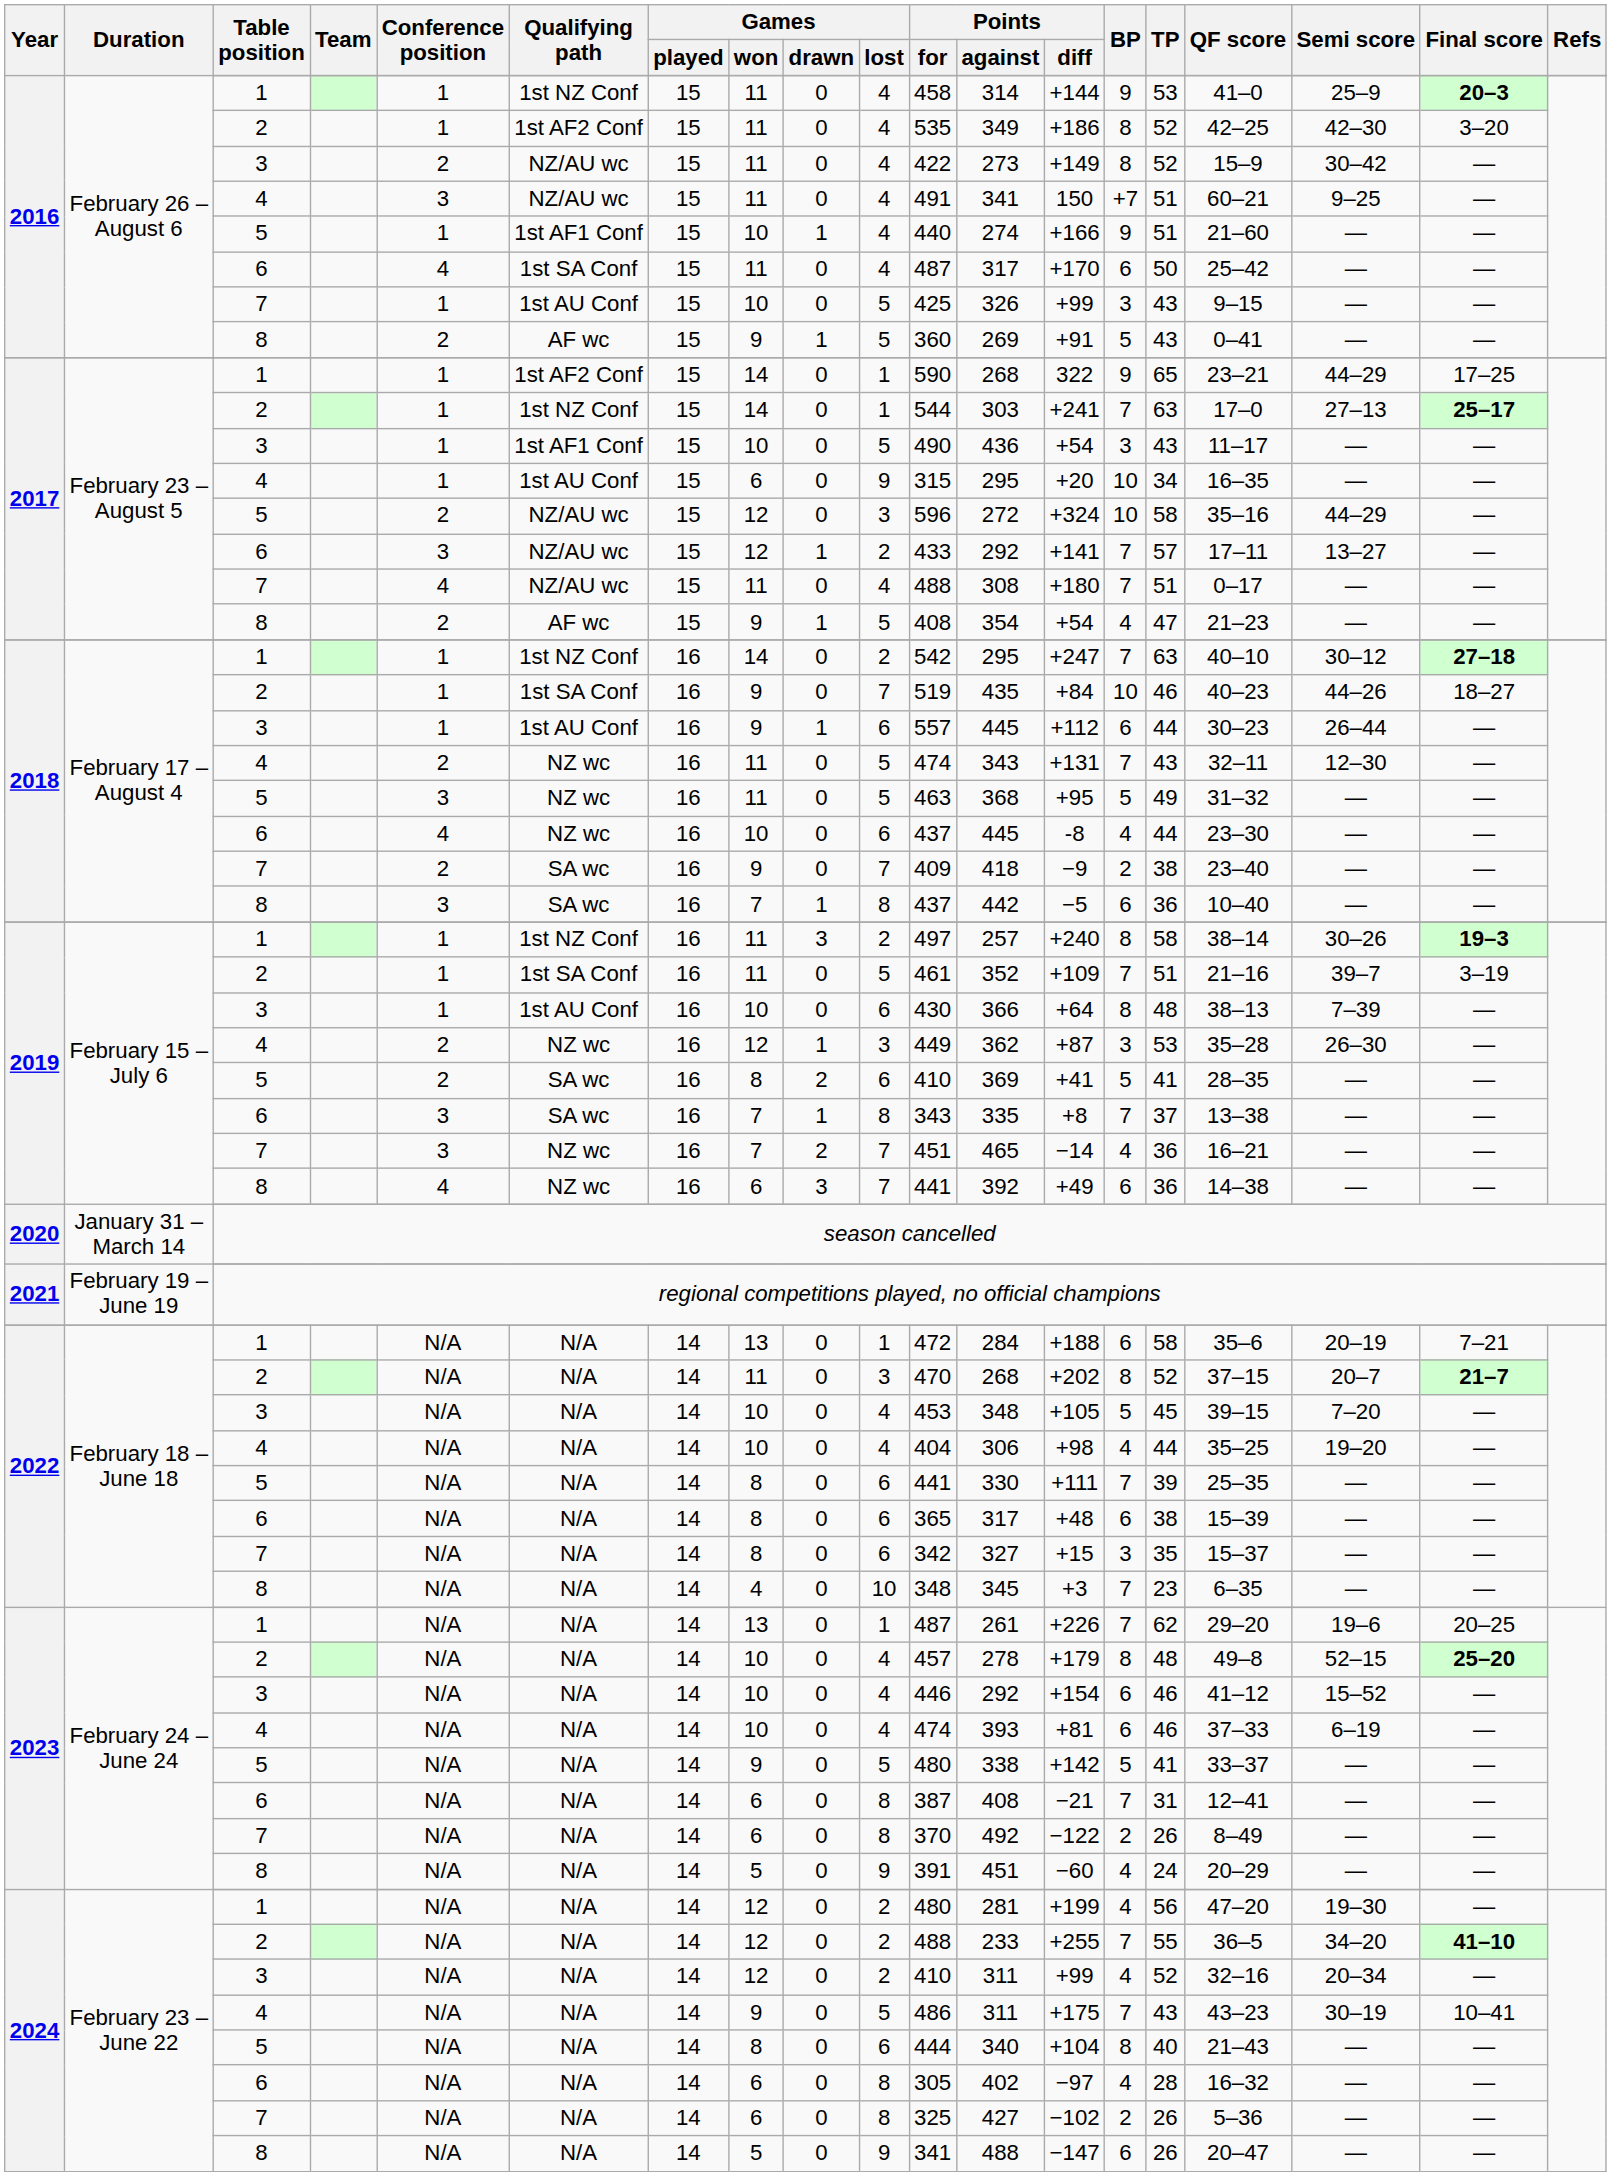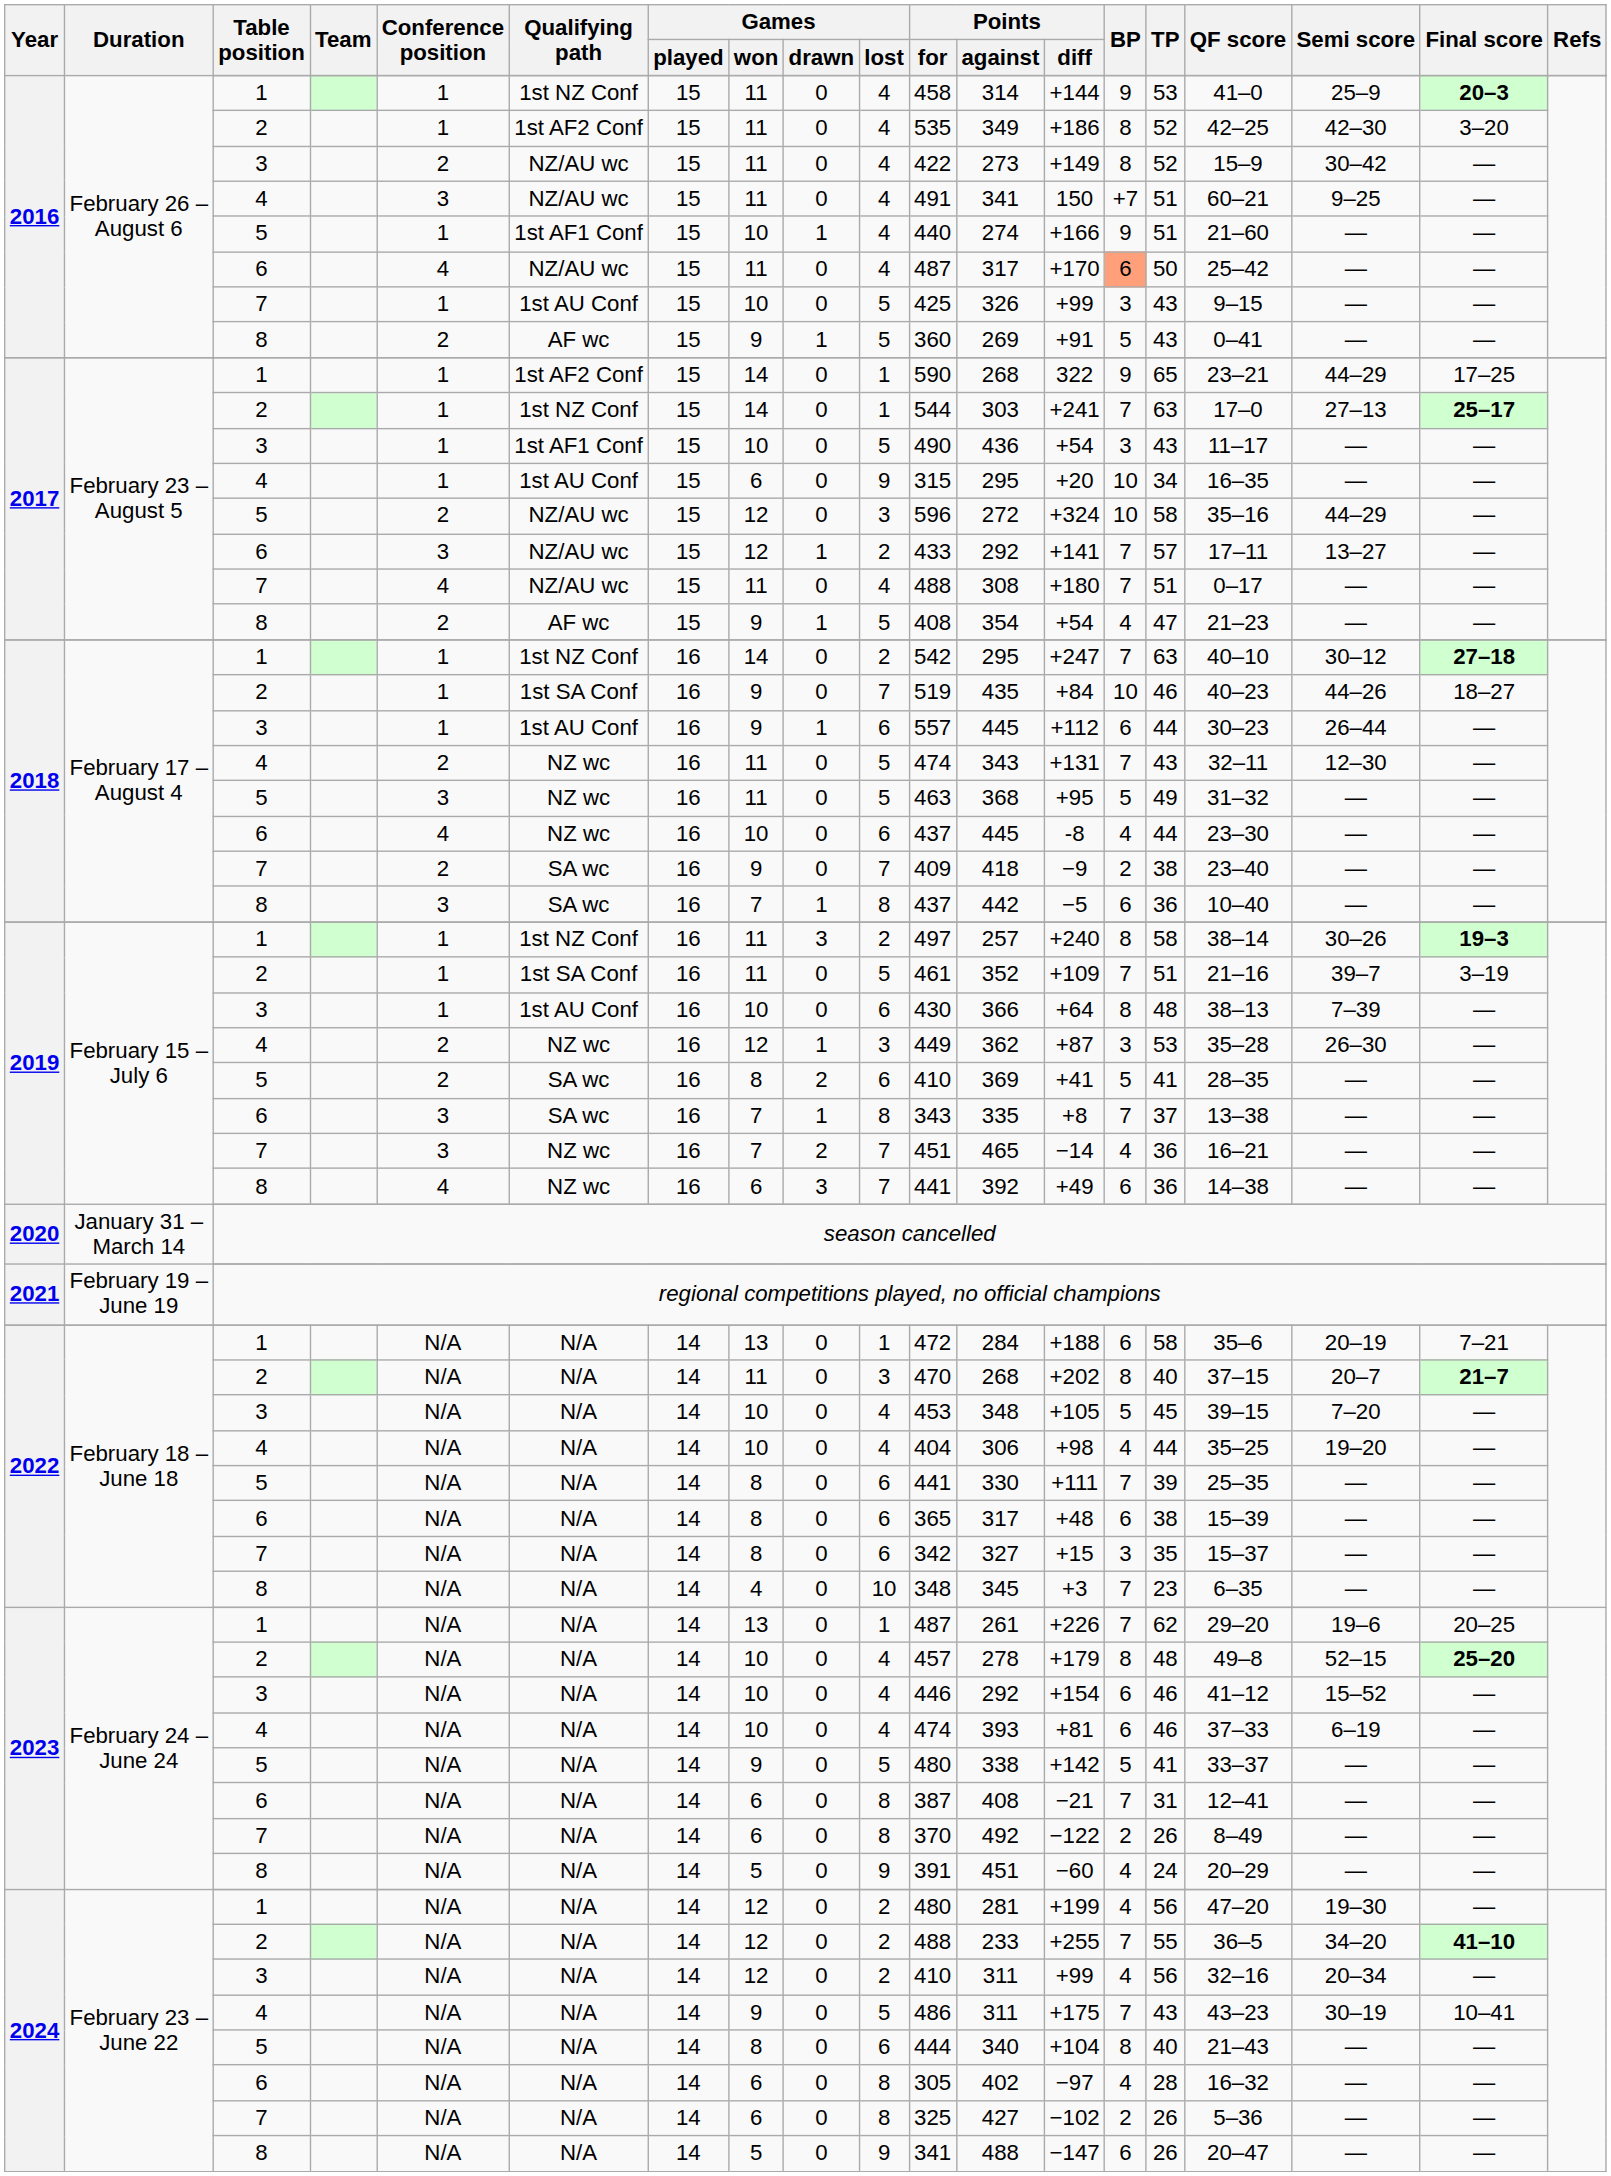(579, 269) 1st SA Conf -> (579, 269) NZ/AU wc
(1125, 269) no background -> (1125, 269) lightsalmon background
(1165, 1377) 52 -> (1165, 1377) 40
(1165, 1976) 52 -> (1165, 1976) 56
